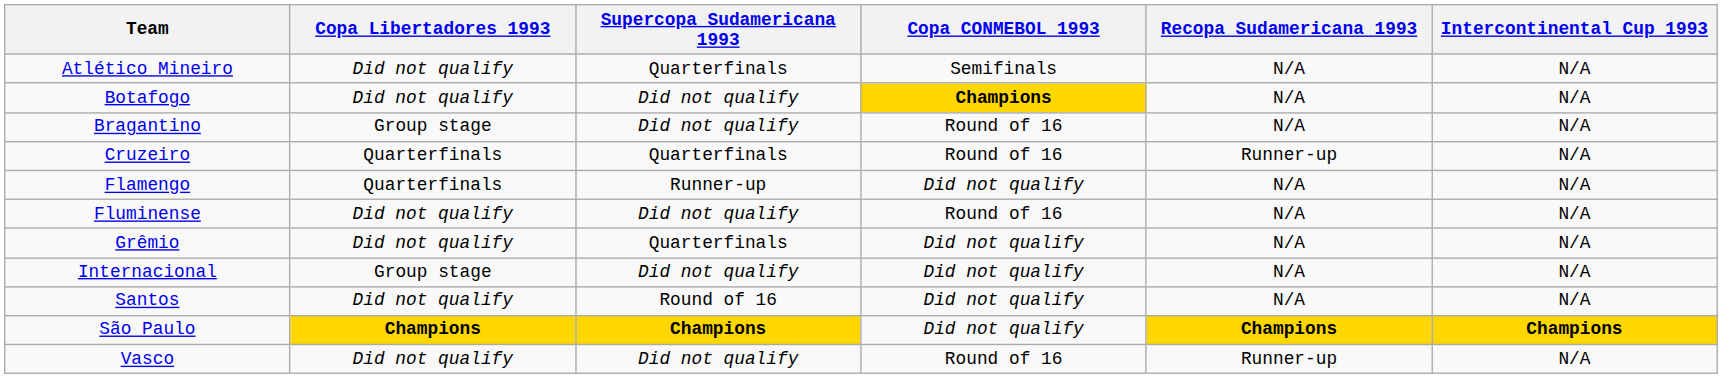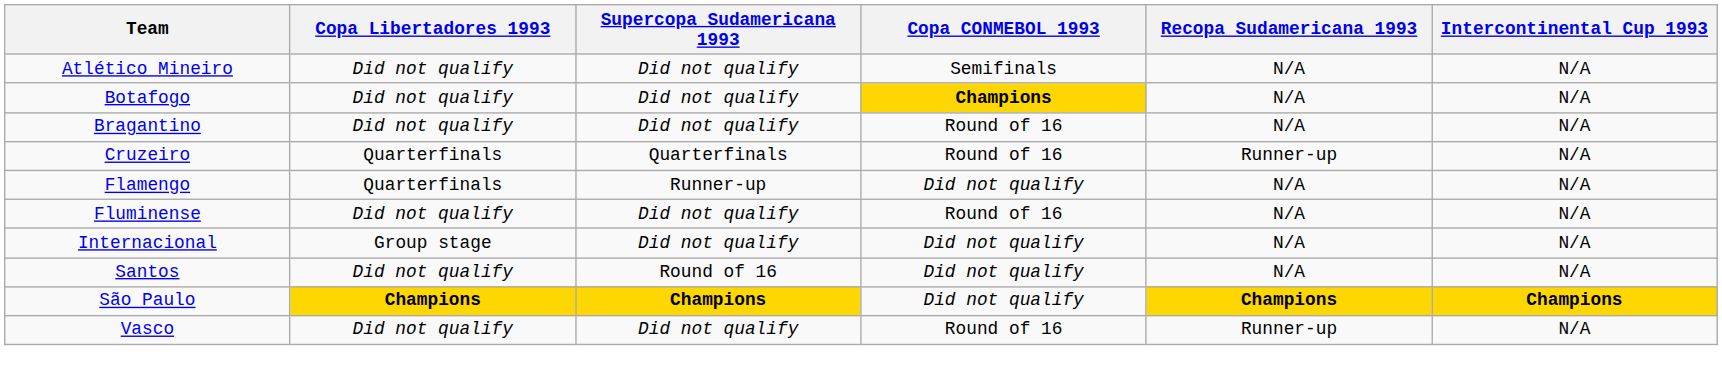(718, 69) Quarterfinals -> (718, 69) Did not qualify
(433, 127) Group stage -> (433, 127) Did not qualify
- row: (147, 243)
